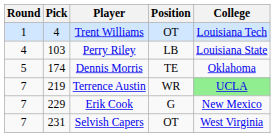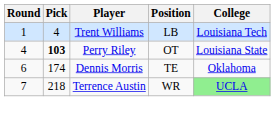(171, 31) OT -> (171, 31) LB
(57, 50) normal -> (57, 50) bold
(171, 50) LB -> (171, 50) OT
(24, 68) 5 -> (24, 68) 6
(57, 86) 219 -> (57, 86) 218
- row: (109, 104)
- row: (109, 123)
